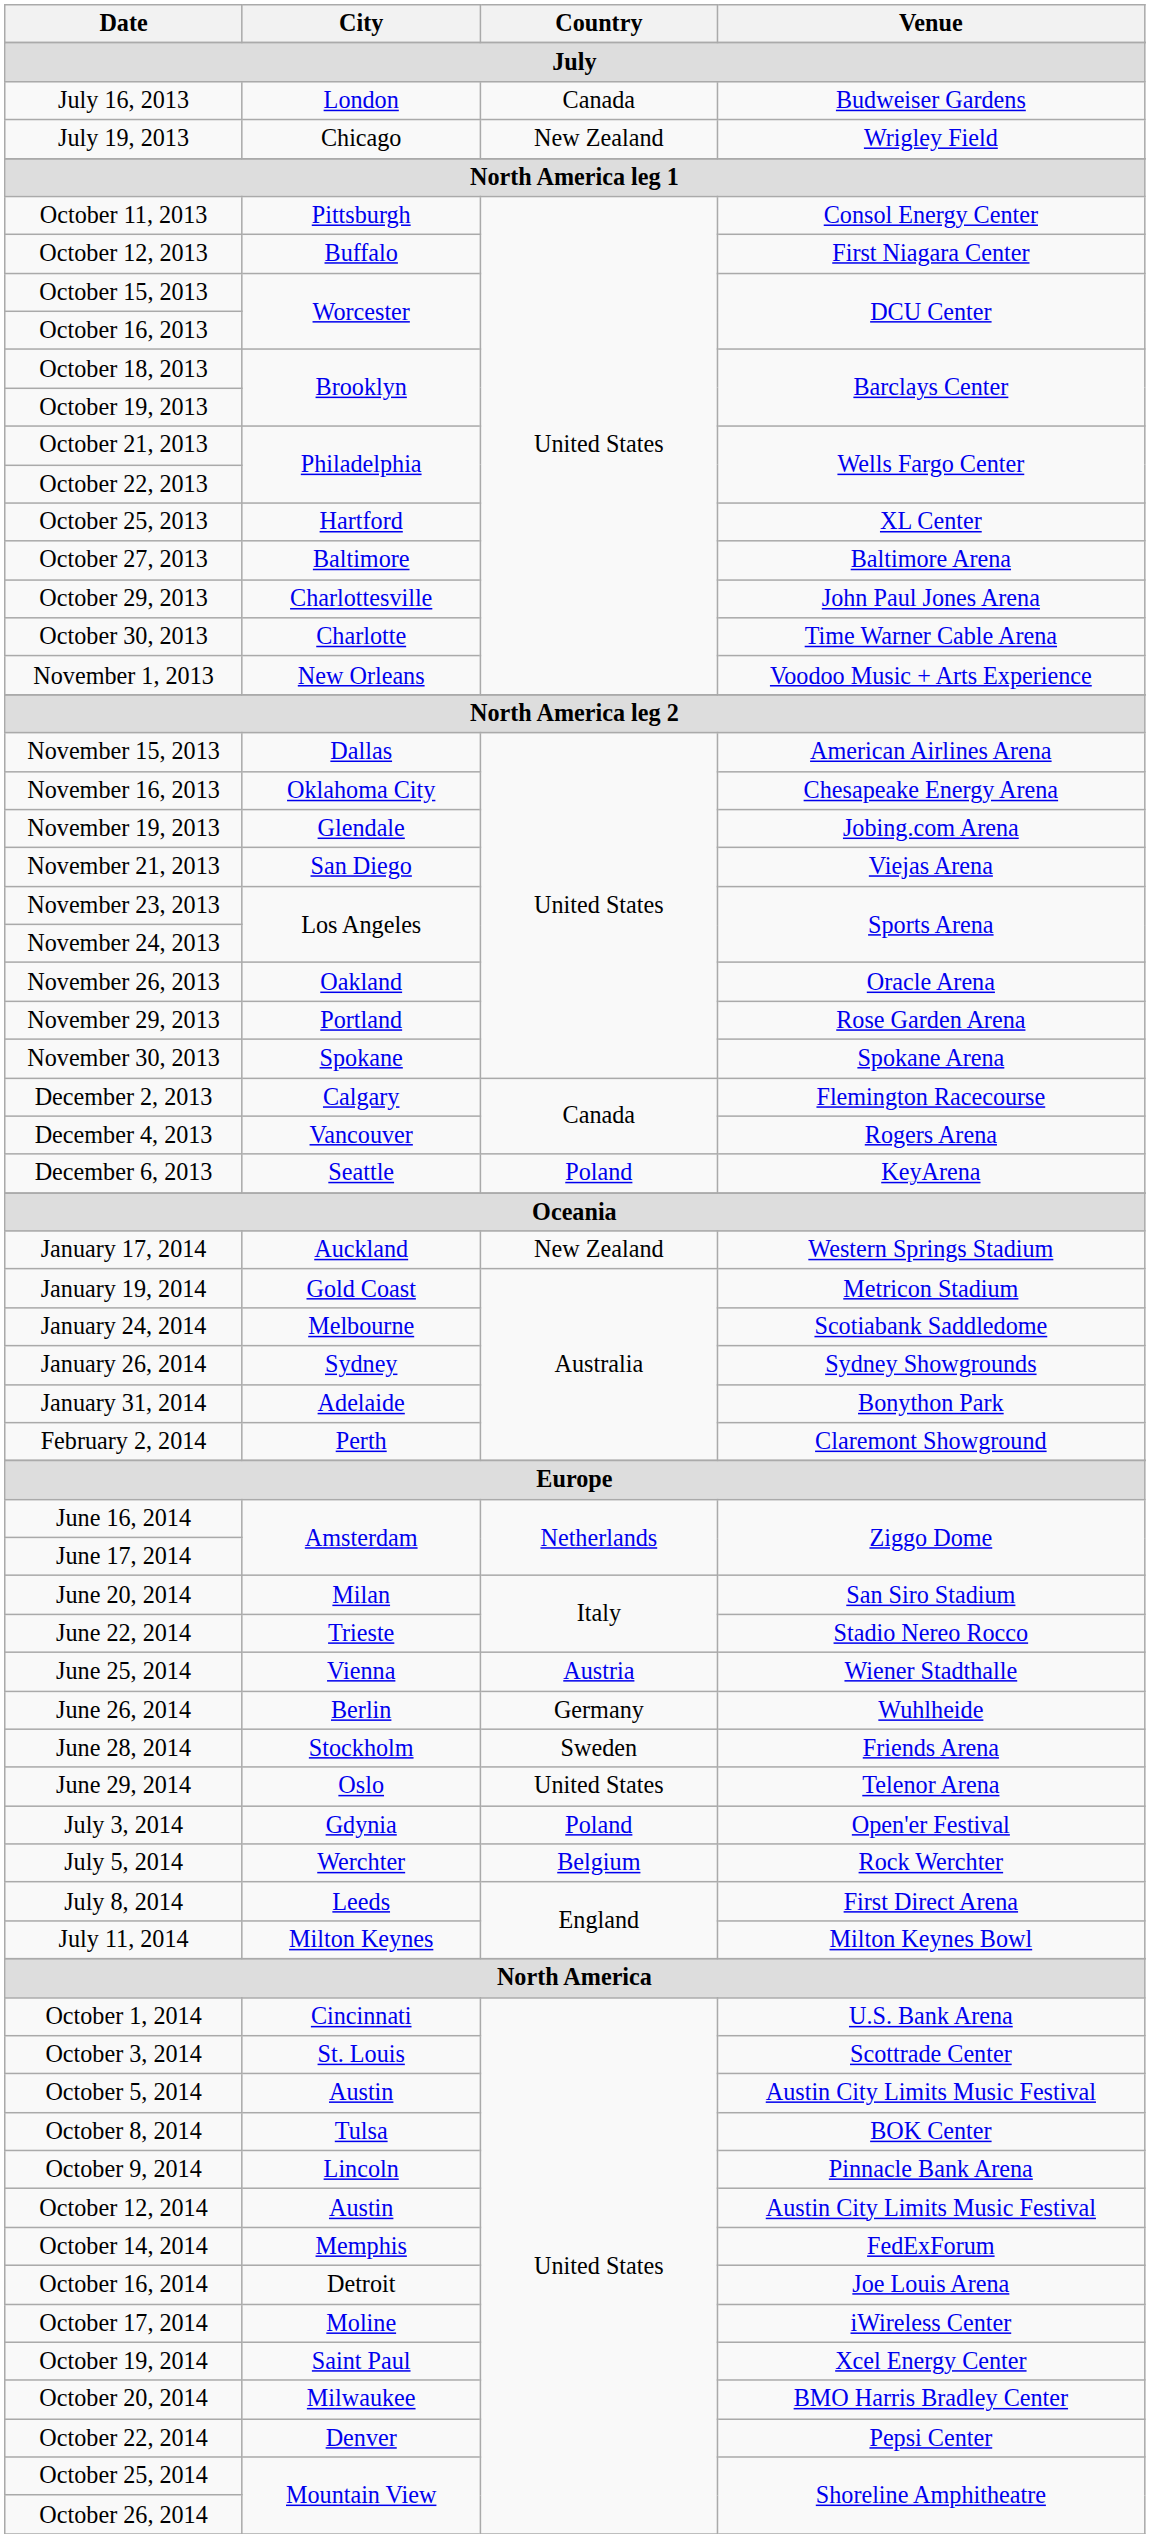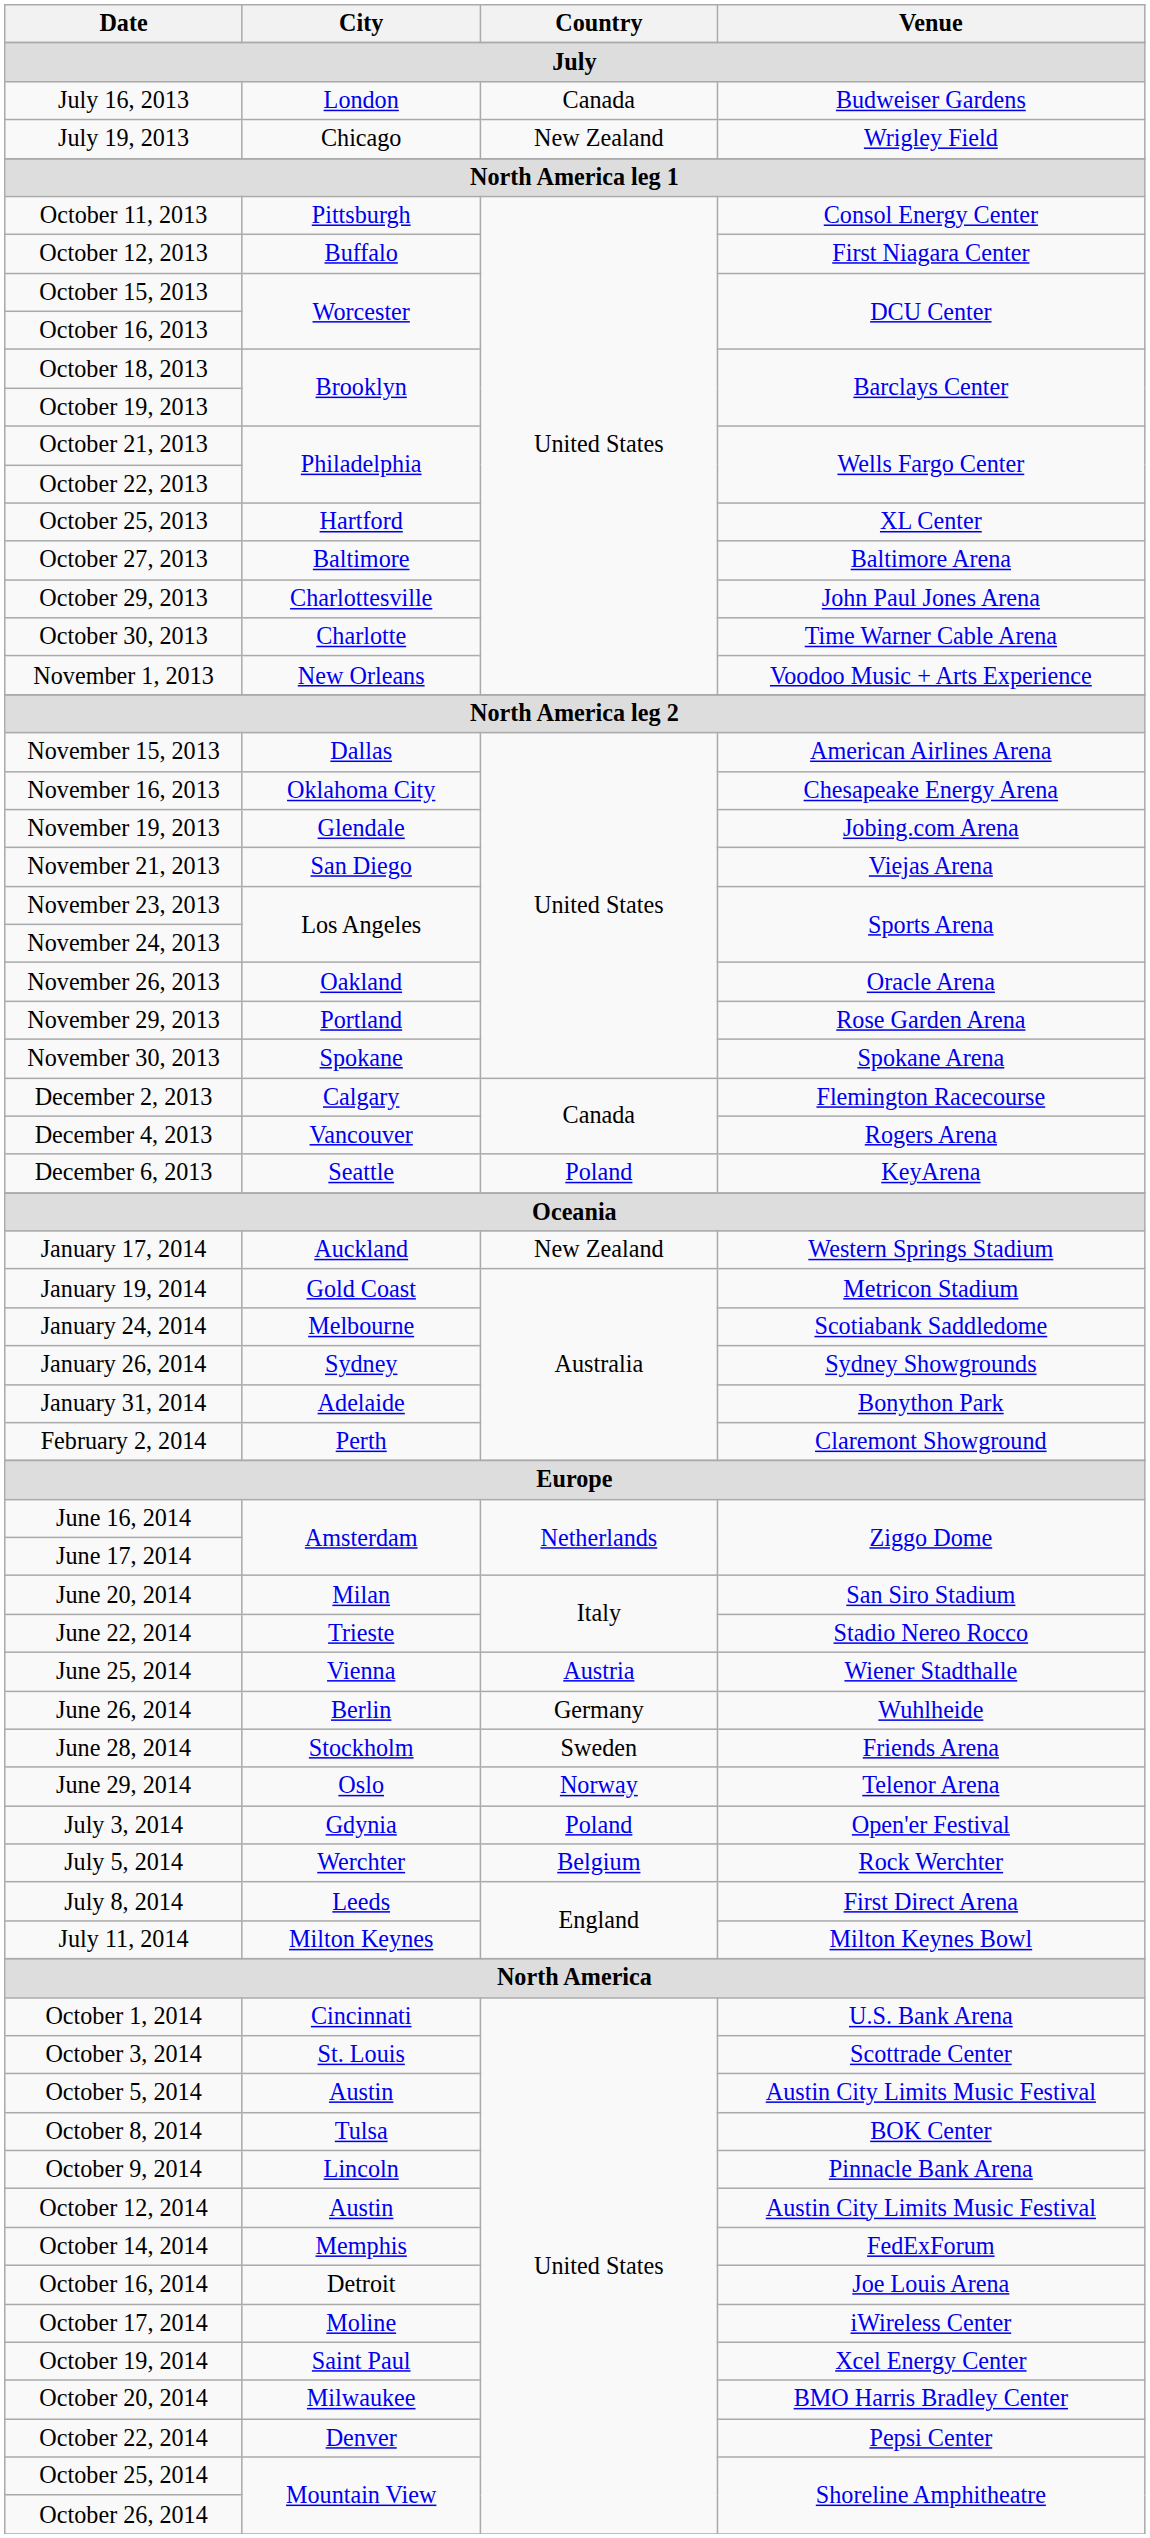(599, 1786) United States -> (599, 1786) Norway
